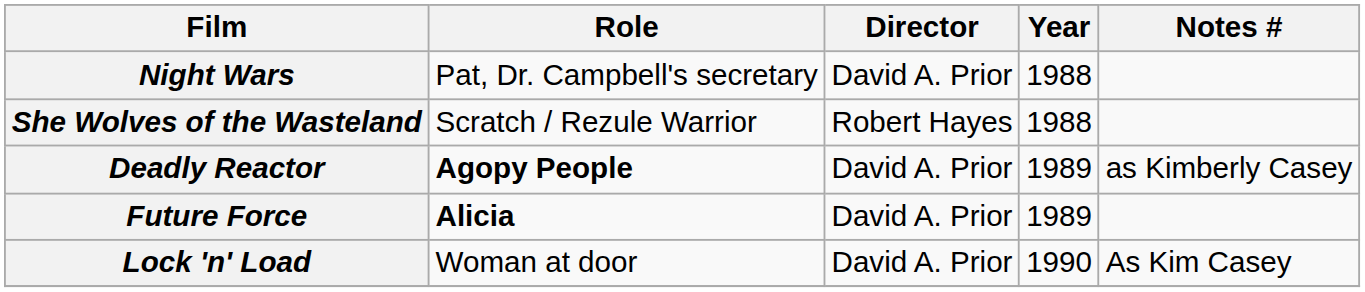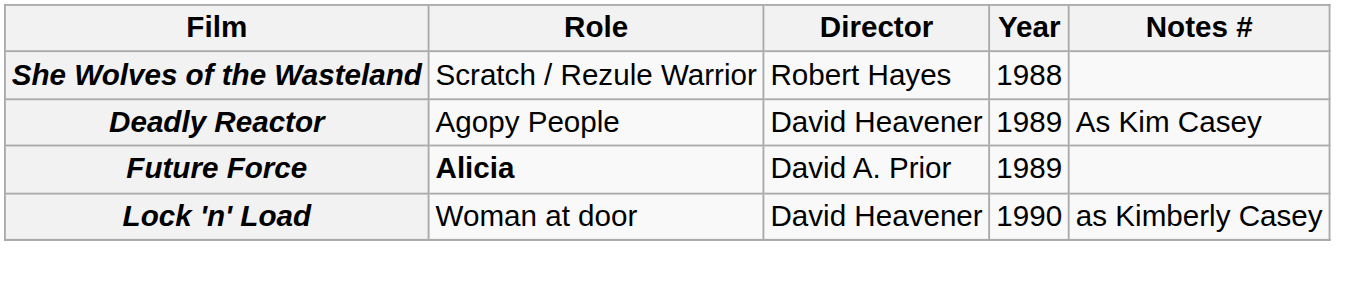- row: (217, 74)
(534, 168) bold -> (528, 121) normal
(922, 168) David A. Prior -> (877, 121) David Heavener
(1229, 168) as Kimberly Casey -> (1169, 121) As Kim Casey
(922, 262) David A. Prior -> (877, 215) David Heavener
(1199, 262) As Kim Casey -> (1199, 215) as Kimberly Casey
